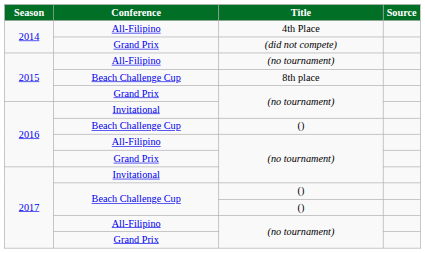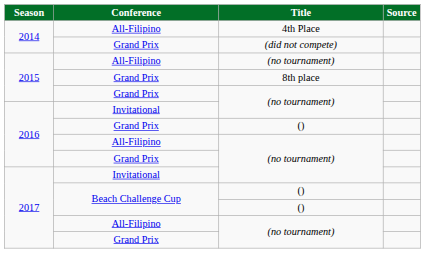(136, 77) Beach Challenge Cup -> (136, 77) Grand Prix
(136, 126) Beach Challenge Cup -> (136, 126) Grand Prix
